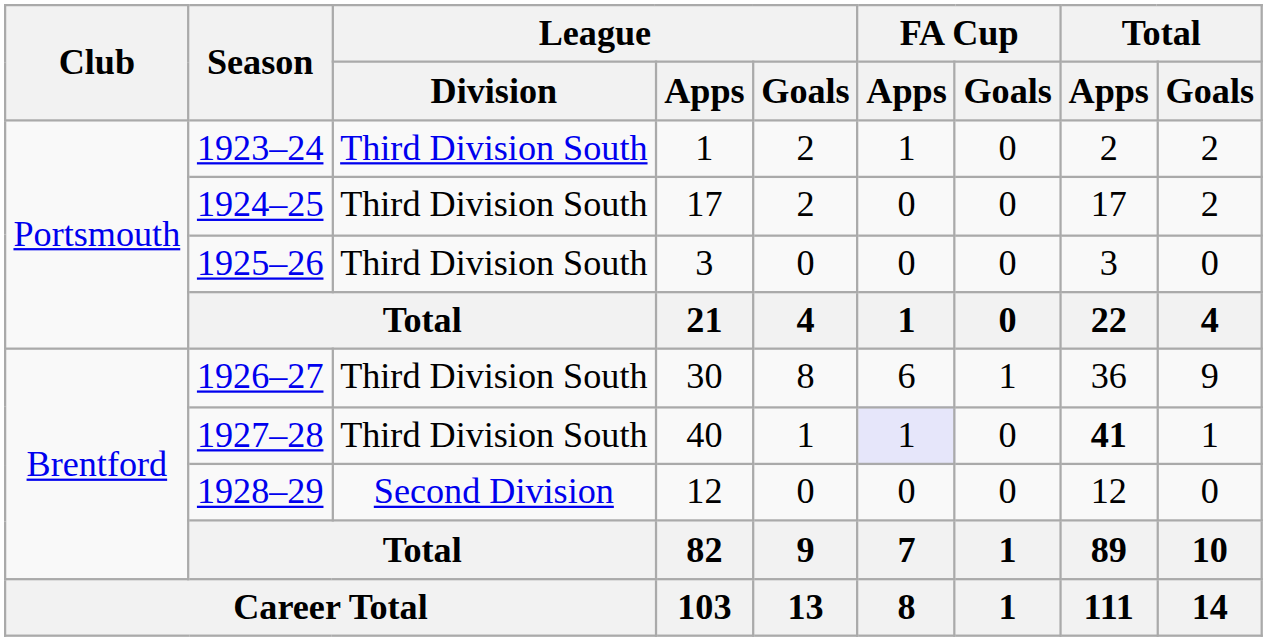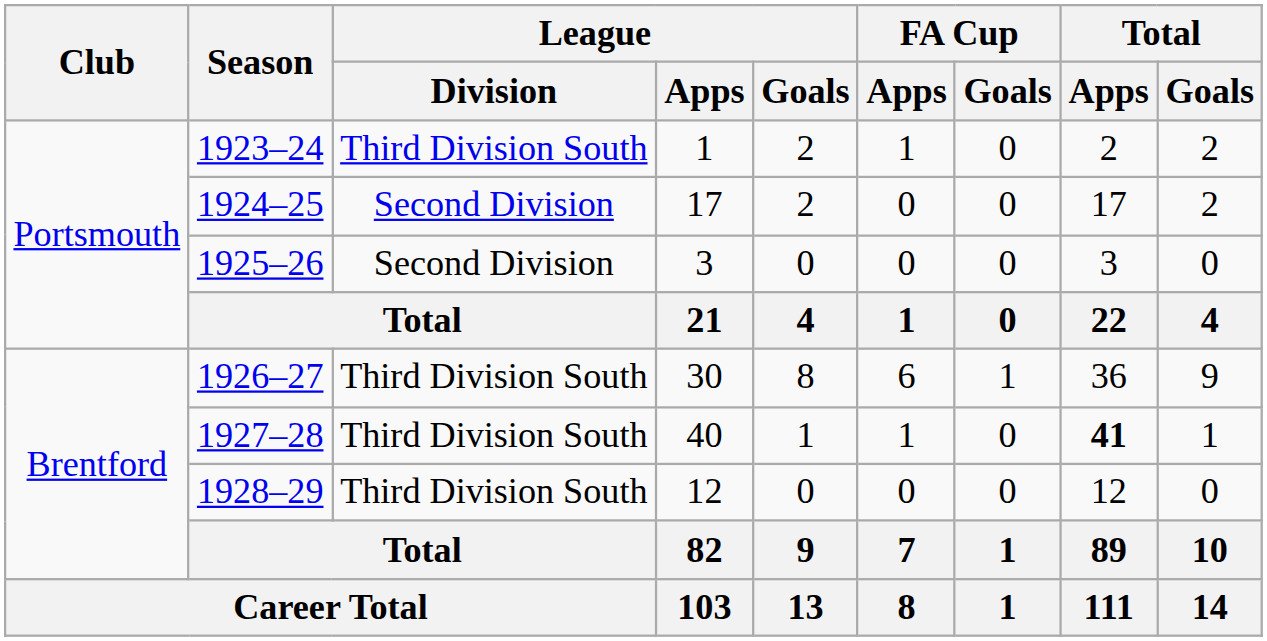(494, 205) Third Division South -> (494, 205) Second Division
(494, 262) Third Division South -> (494, 262) Second Division
(907, 434) lavender background -> (907, 434) no background
(494, 491) Second Division -> (494, 491) Third Division South
